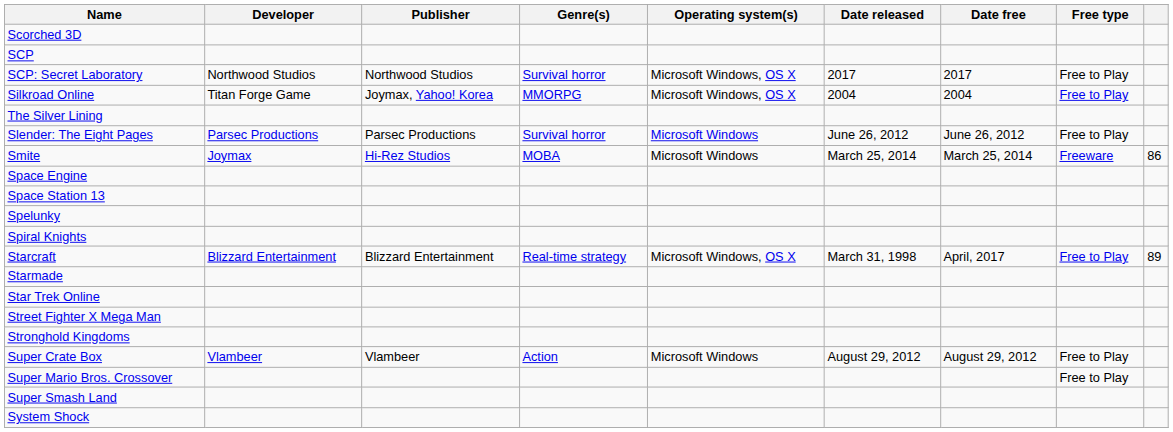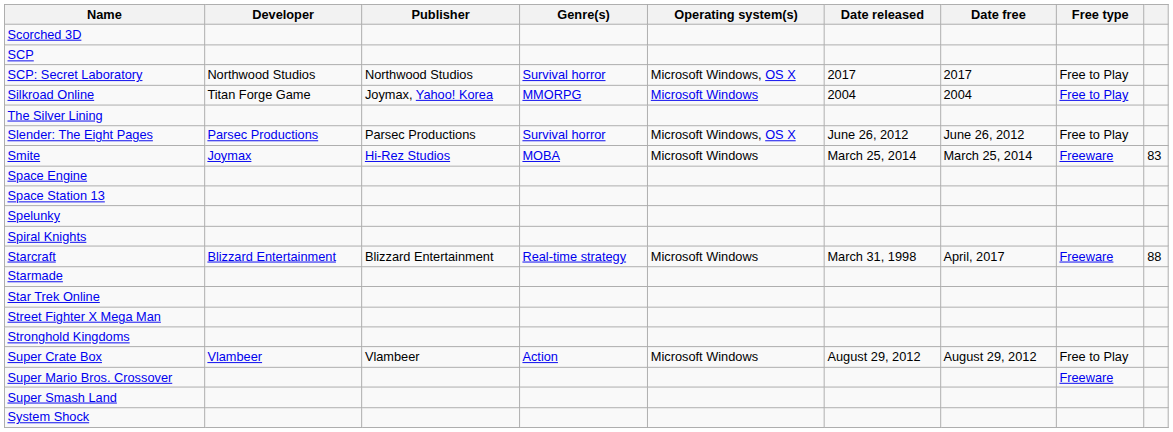(723, 95) Microsoft Windows, OS X -> (704, 95) Microsoft Windows
(704, 135) Microsoft Windows -> (723, 135) Microsoft Windows, OS X
(1154, 155) 86 -> (1154, 155) 83
(723, 256) Microsoft Windows, OS X -> (704, 256) Microsoft Windows
(1094, 256) Free to Play -> (1086, 256) Freeware
(1154, 256) 89 -> (1154, 256) 88
(1094, 377) Free to Play -> (1086, 377) Freeware
